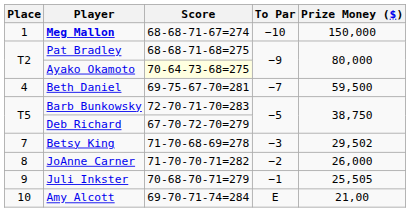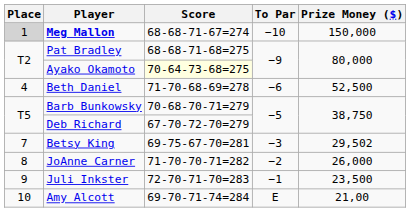(24, 32) no background -> (24, 32) lightgrey background
(198, 87) 69-75-67-70=281 -> (198, 87) 71-70-68-69=278
(275, 87) −7 -> (275, 87) −6
(352, 87) 59,500 -> (352, 87) 52,500
(198, 106) 72-70-71-70=283 -> (198, 106) 70-68-70-71=279
(198, 143) 71-70-68-69=278 -> (198, 143) 69-75-67-70=281
(198, 180) 70-68-70-71=279 -> (198, 180) 72-70-71-70=283
(352, 180) 25,505 -> (352, 180) 23,500
